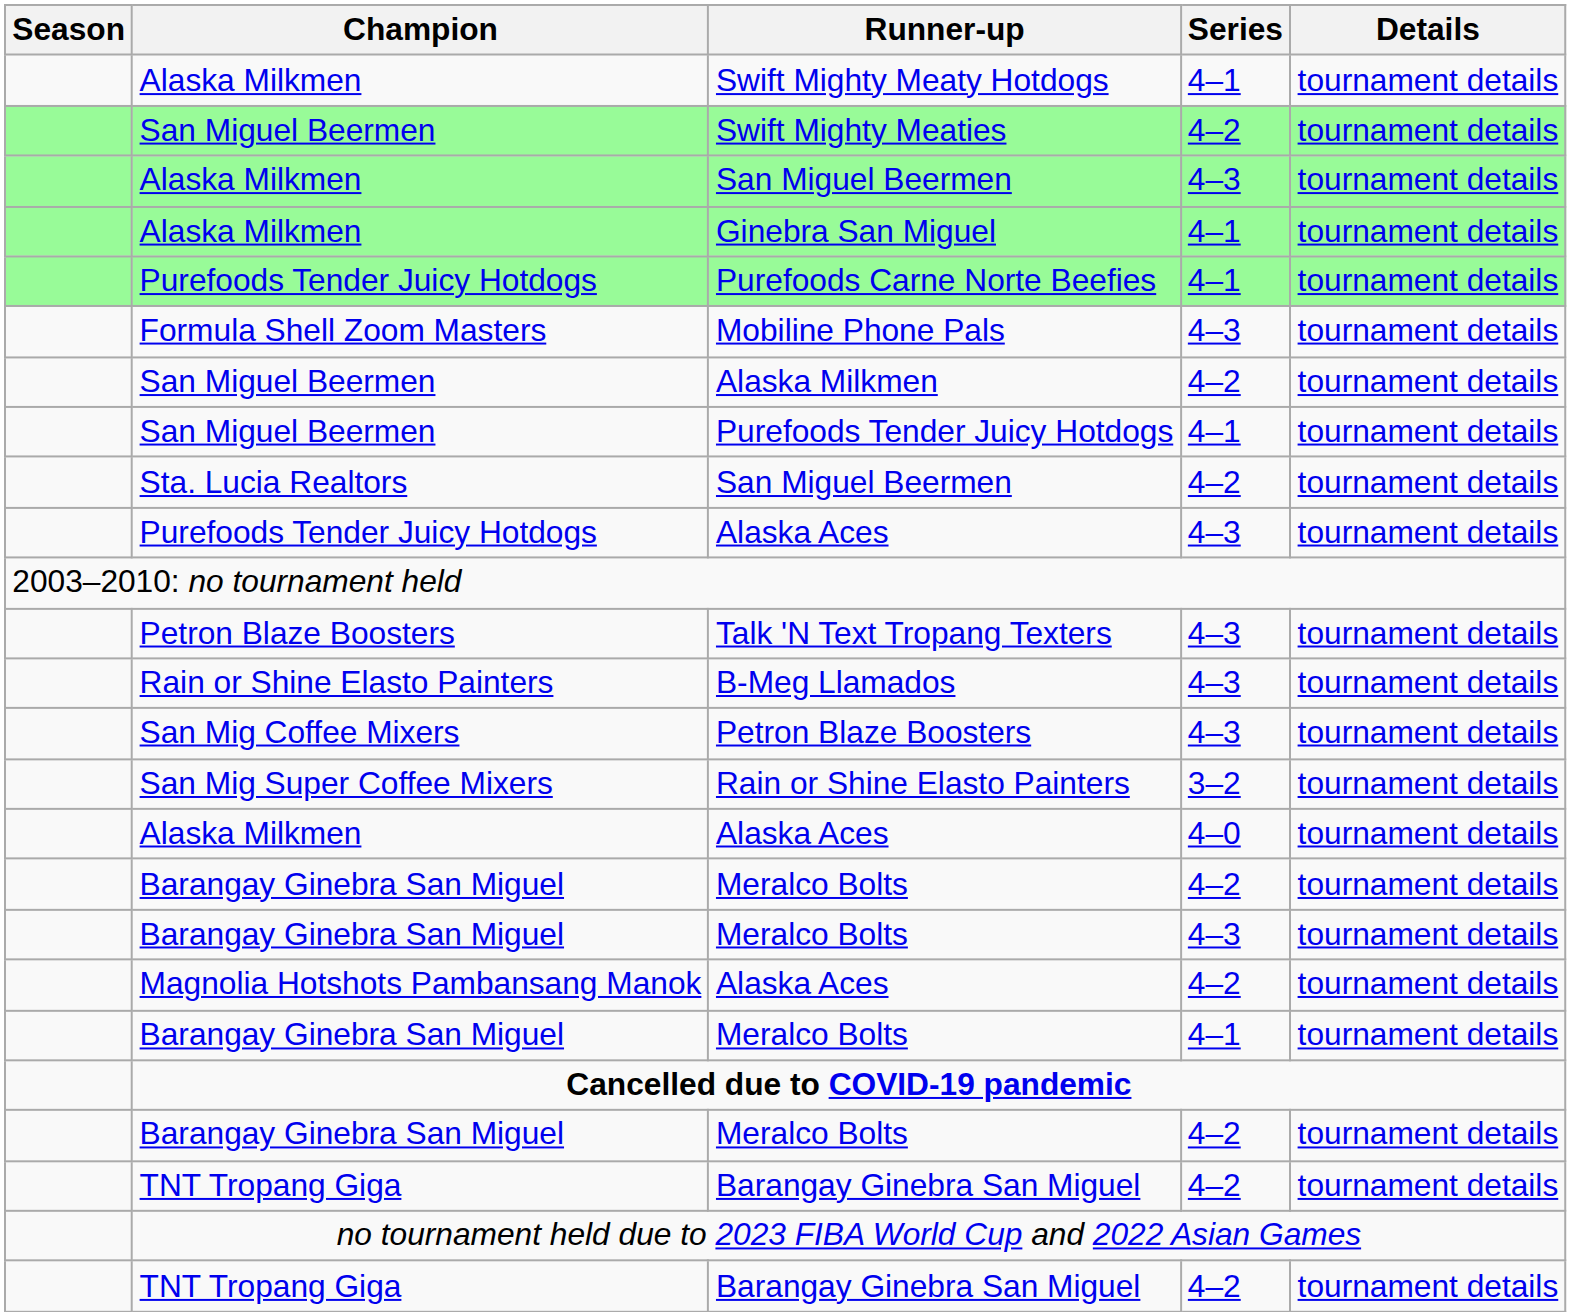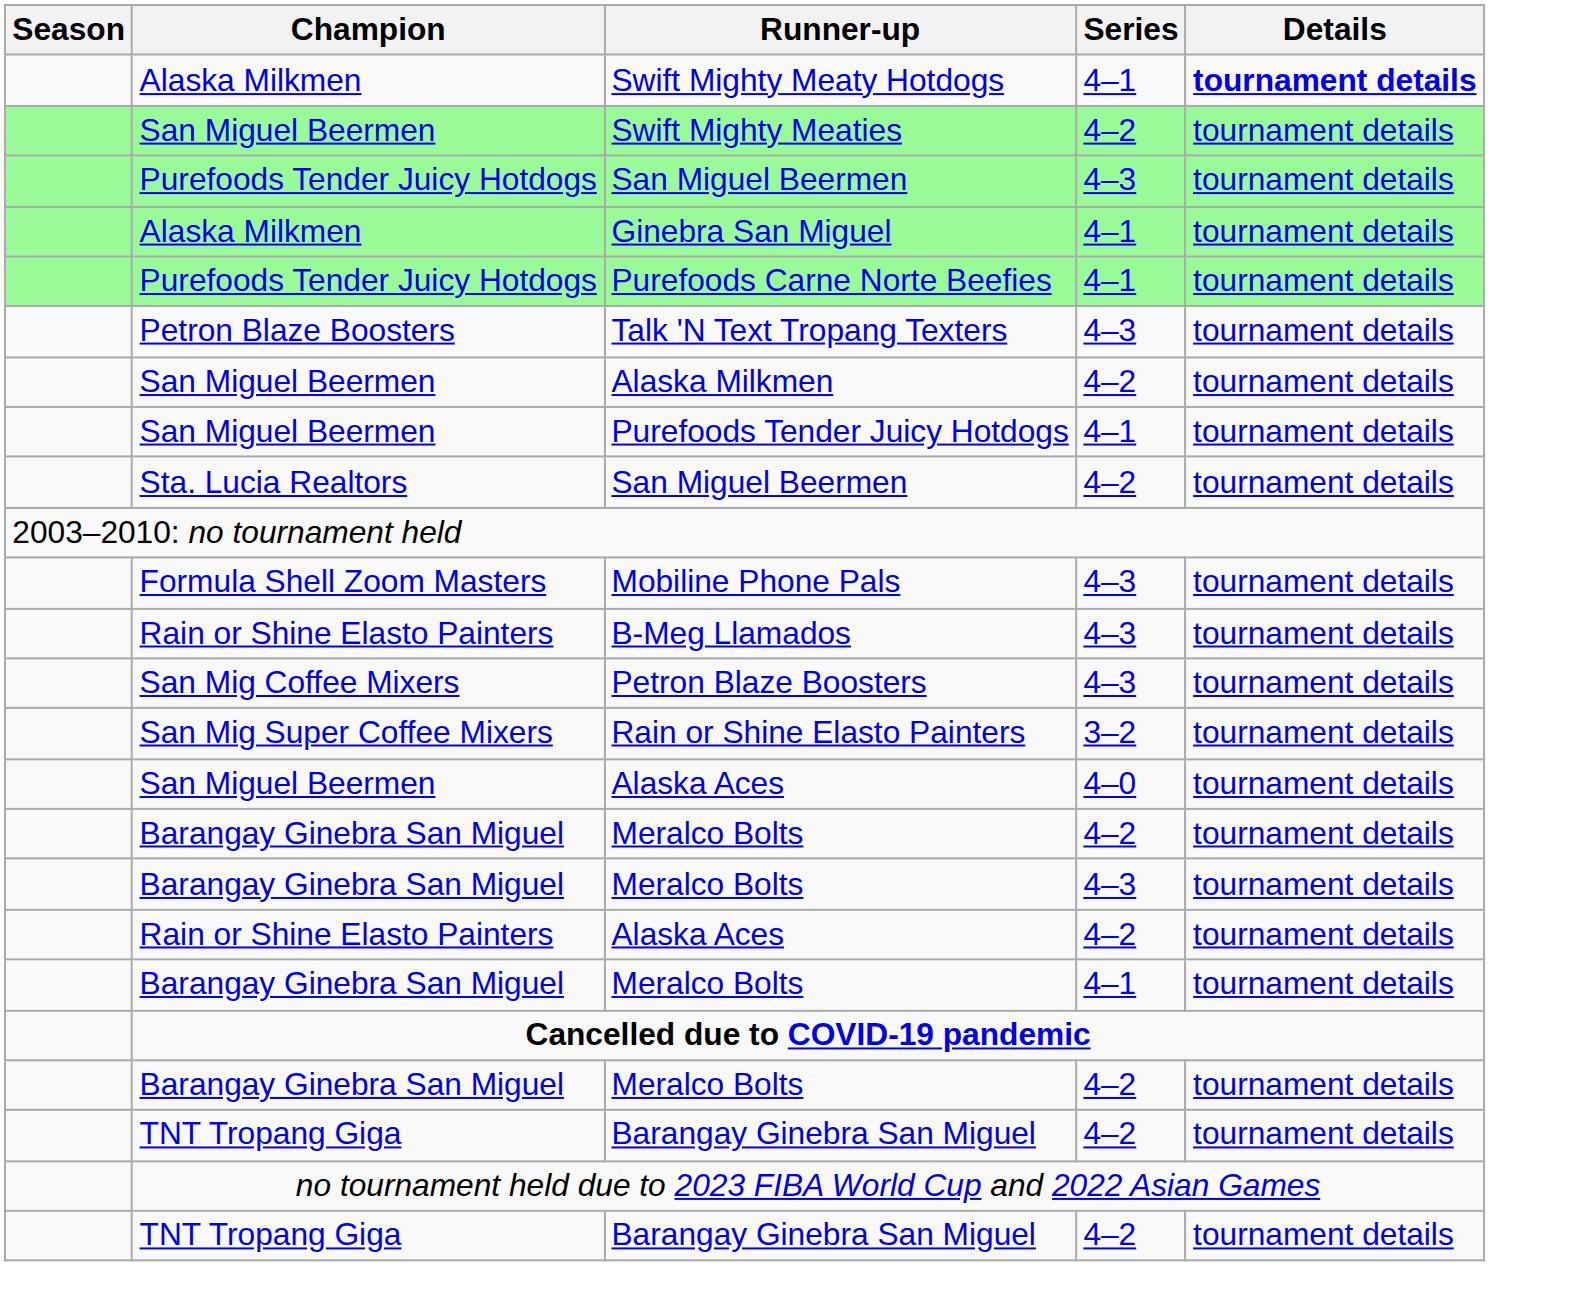(1428, 79) normal -> (1335, 79) bold
(251, 180) Alaska Milkmen -> (368, 180) Purefoods Tender Juicy Hotdogs
rows swapped: (860, 331) <-> (914, 632)
- row: (802, 532)
(251, 833) Alaska Milkmen -> (288, 783) San Miguel Beermen
(420, 984) Magnolia Hotshots Pambansang Manok -> (347, 933) Rain or Shine Elasto Painters
